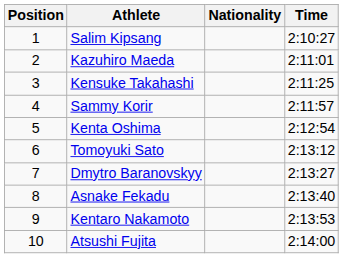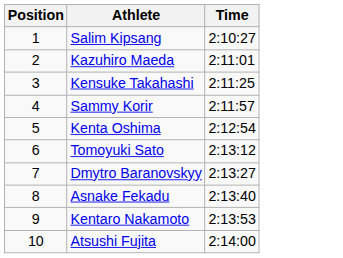- column: (245, 15)
